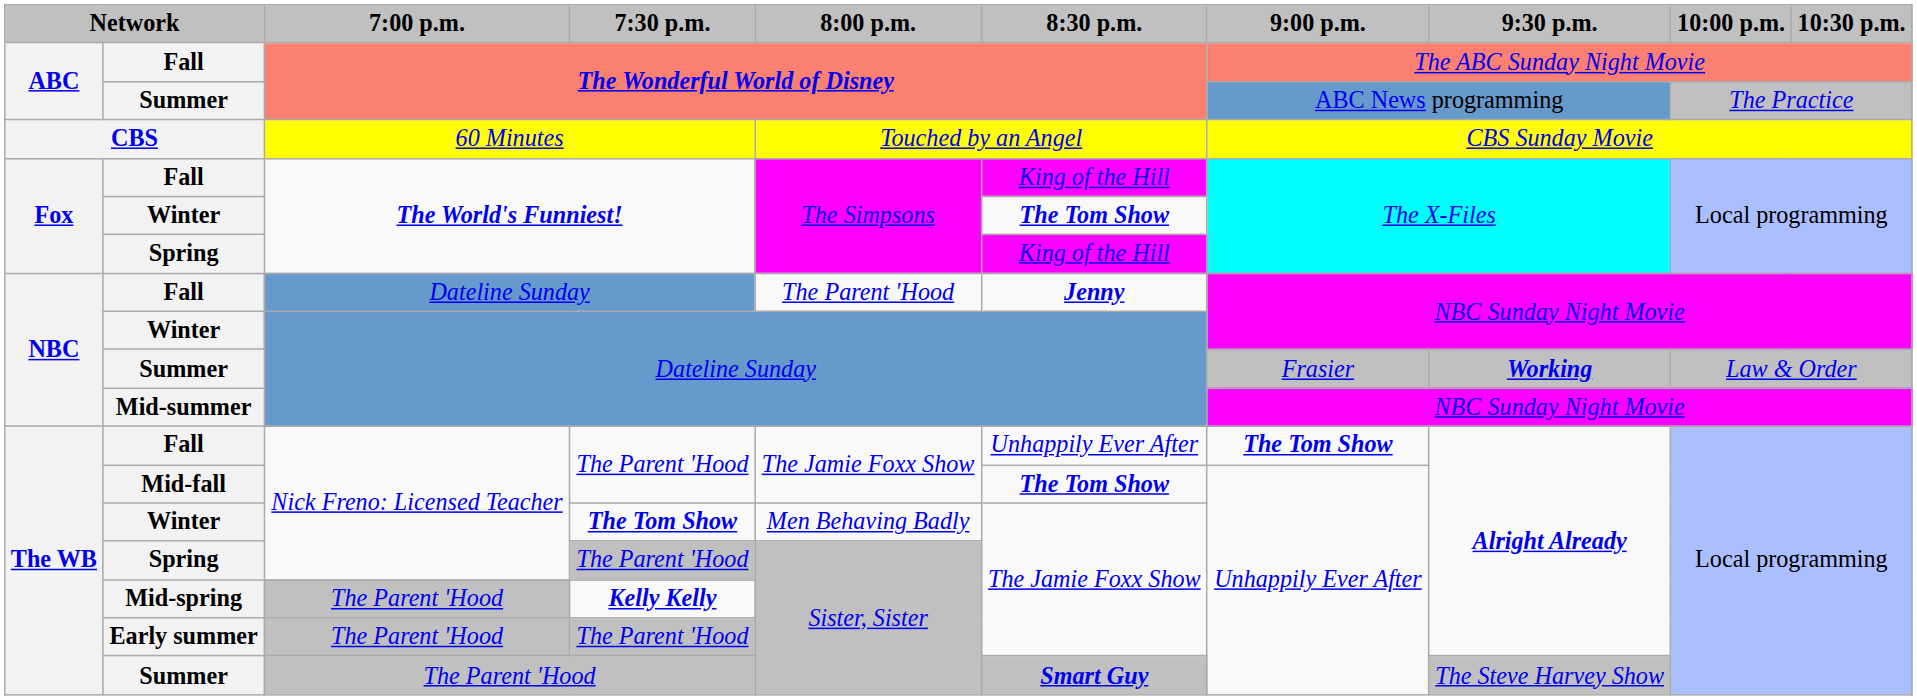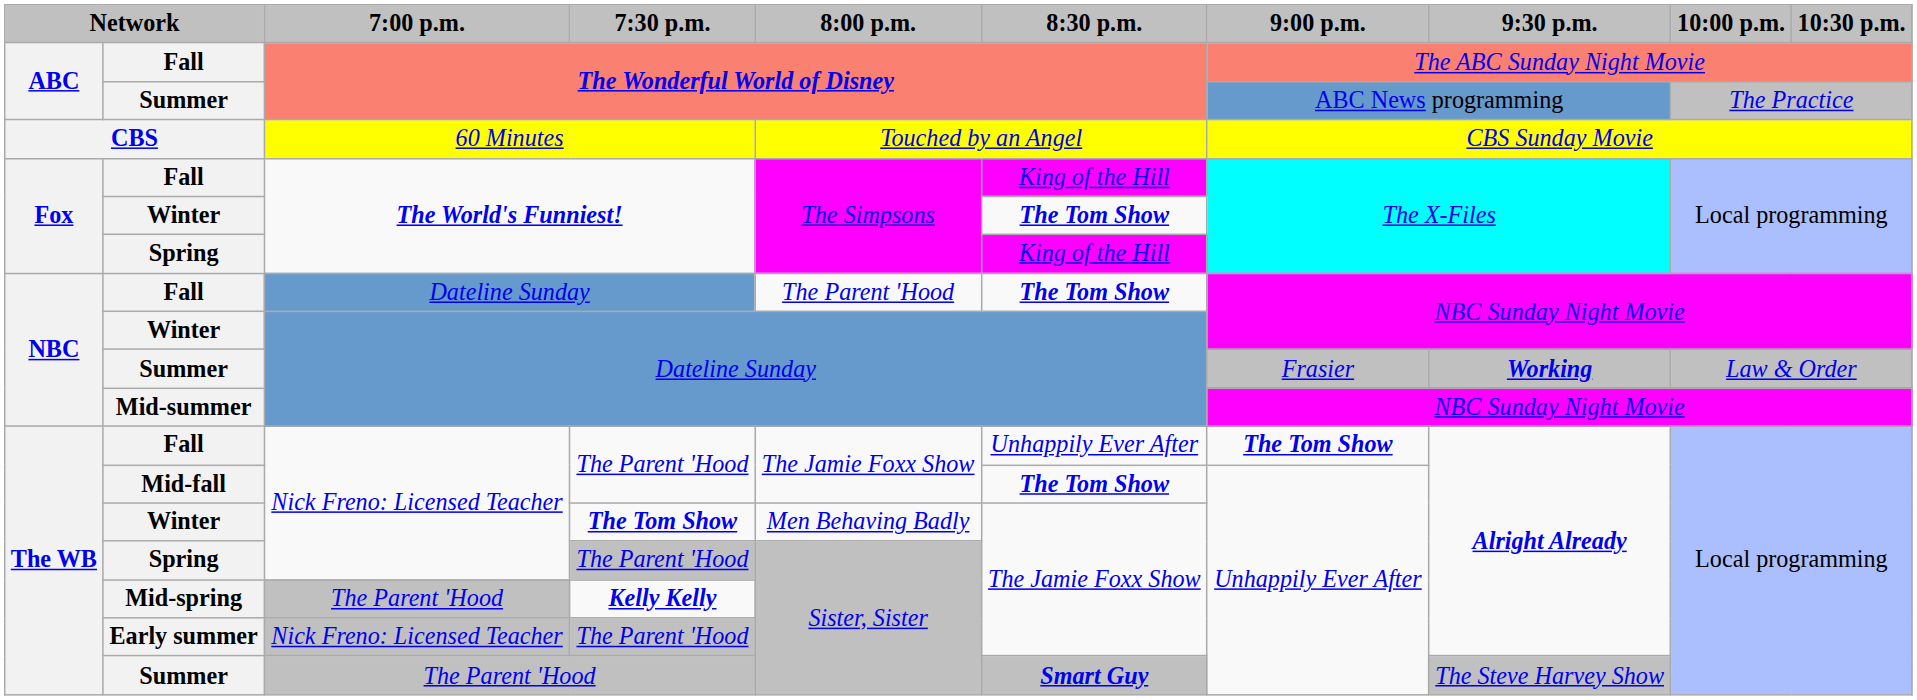(1094, 291) Jenny -> (1094, 291) The Tom Show
(417, 636) The Parent 'Hood -> (417, 636) Nick Freno: Licensed Teacher
